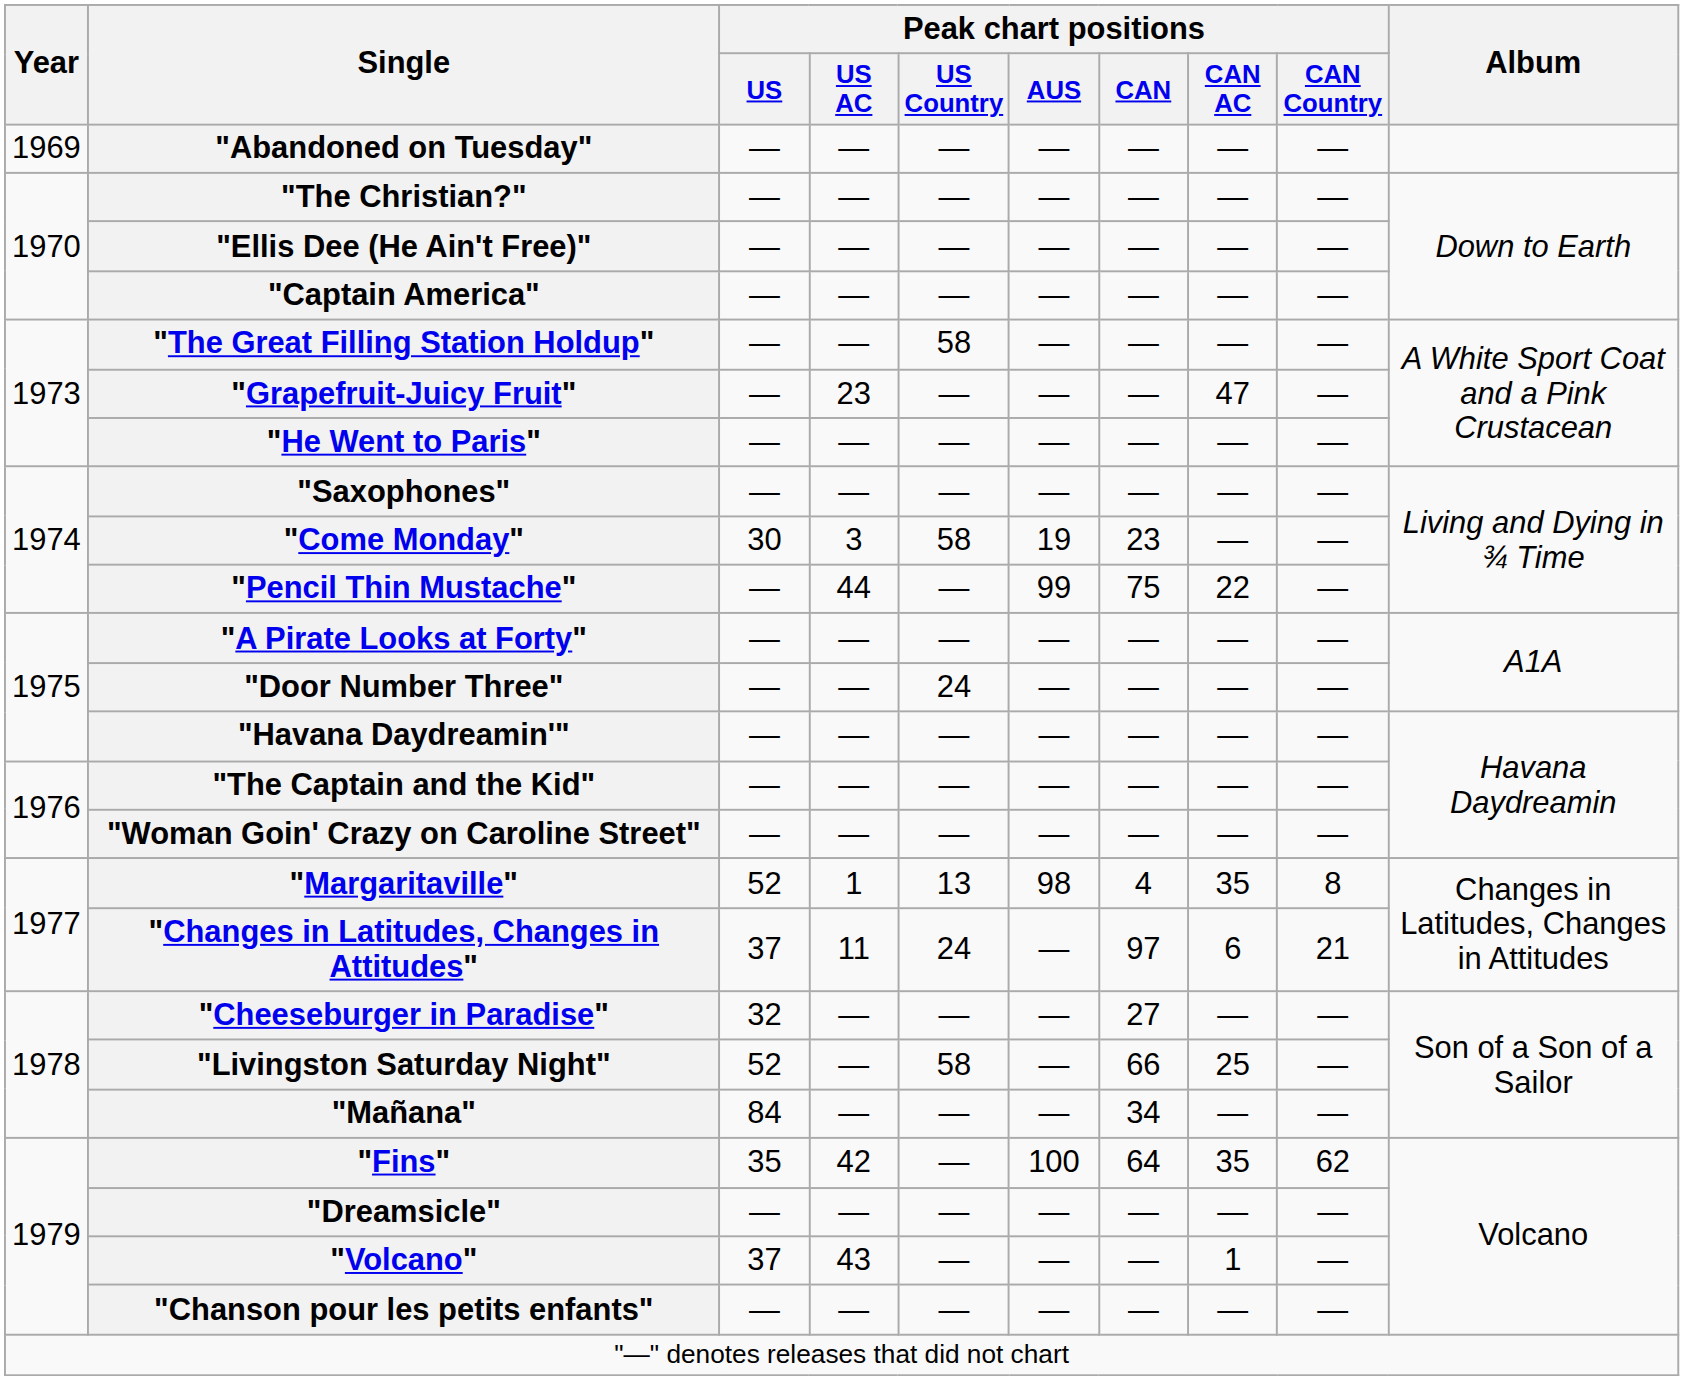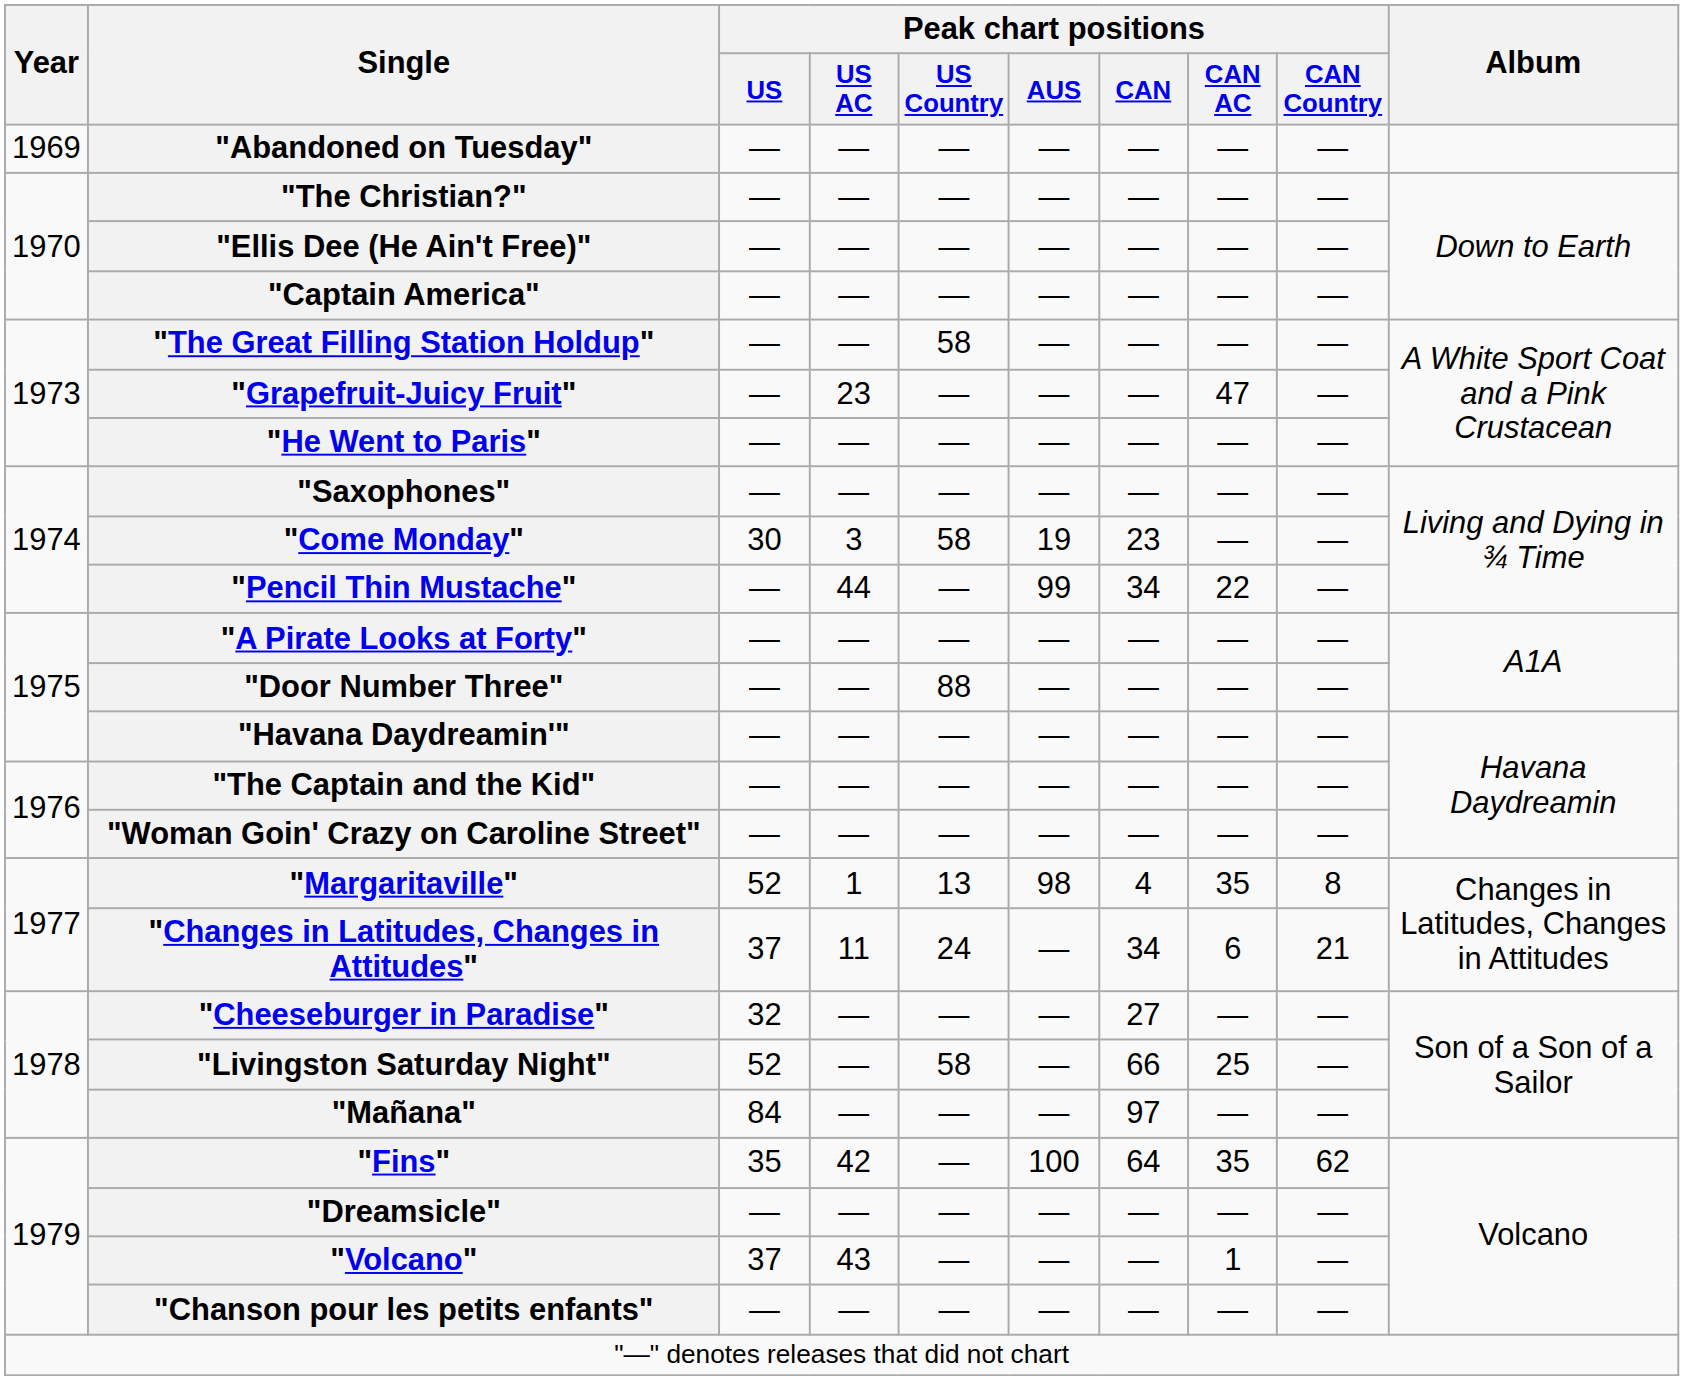(1143, 588) 75 -> (1143, 588) 34
(954, 686) 24 -> (954, 686) 88
(1143, 948) 97 -> (1143, 948) 34
(1143, 1113) 34 -> (1143, 1113) 97
